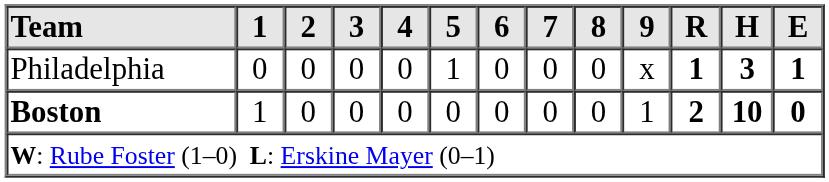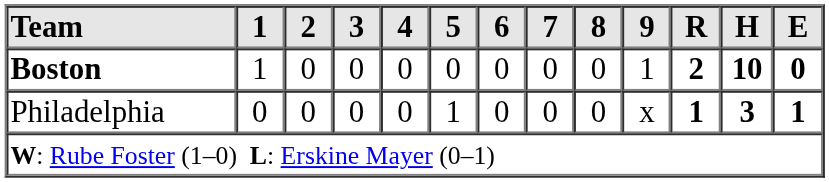rows swapped: (56, 111) <-> (88, 69)
